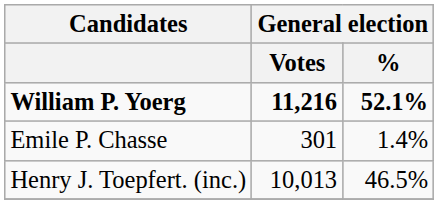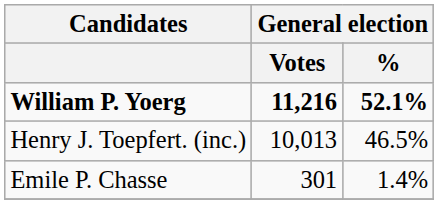rows swapped: (128, 179) <-> (89, 140)
